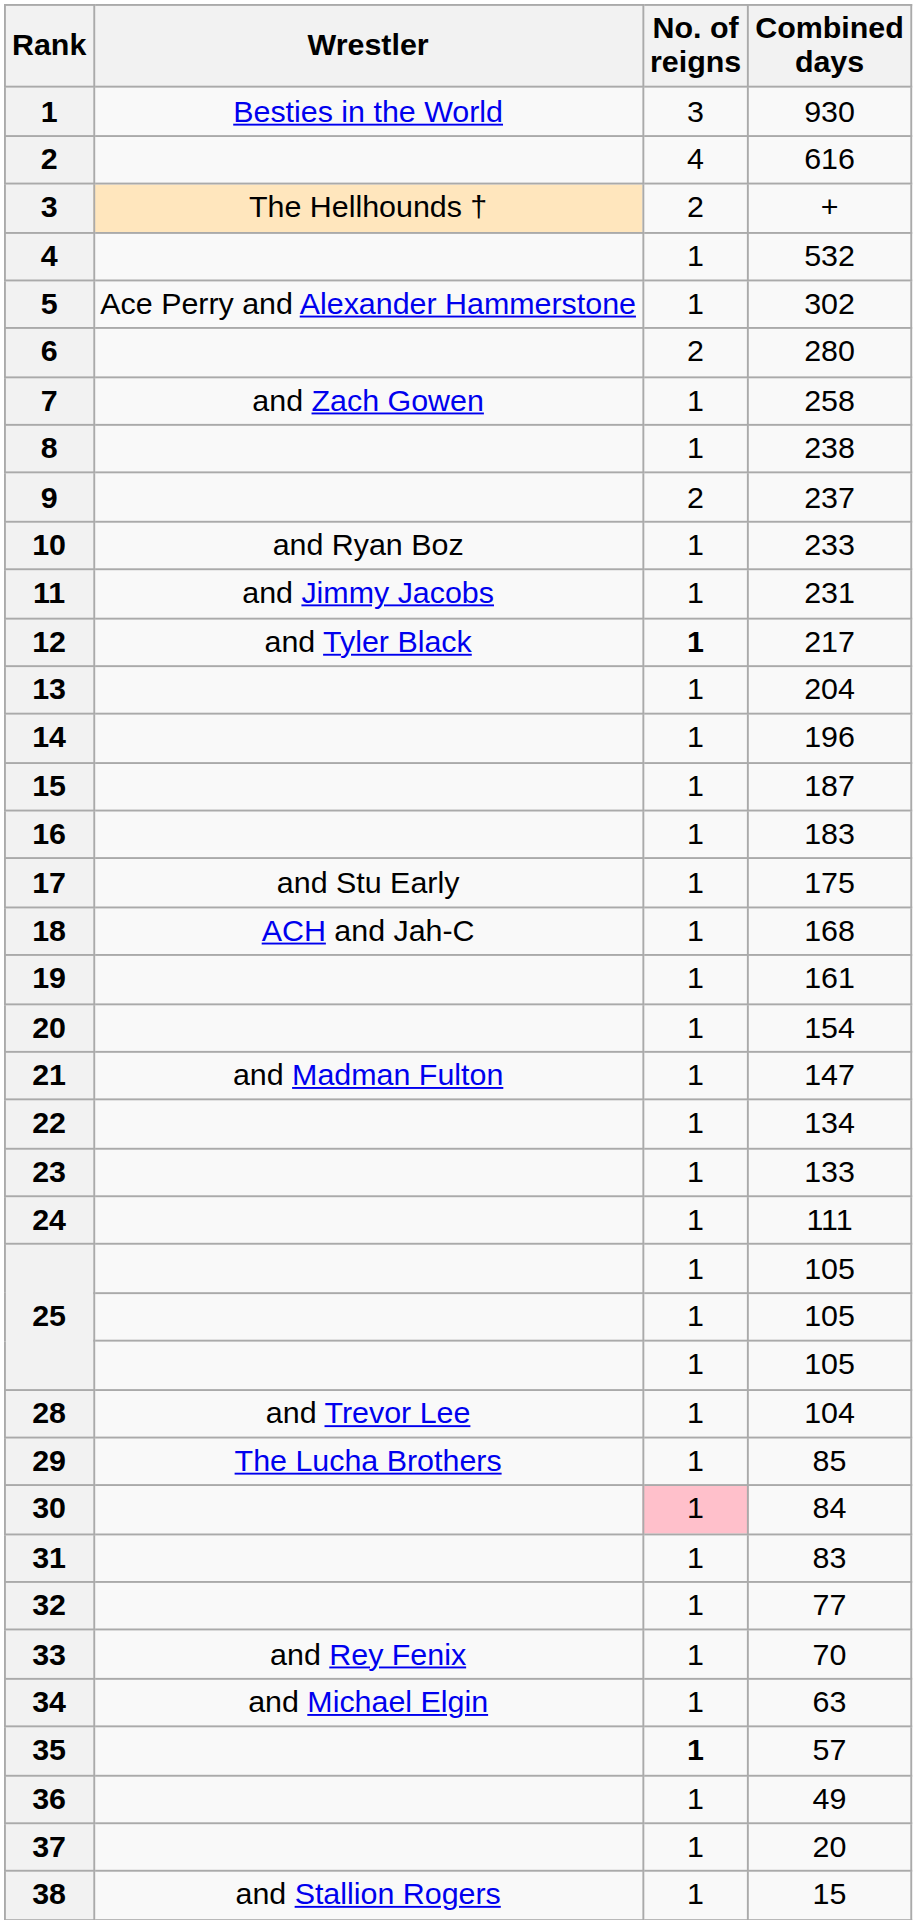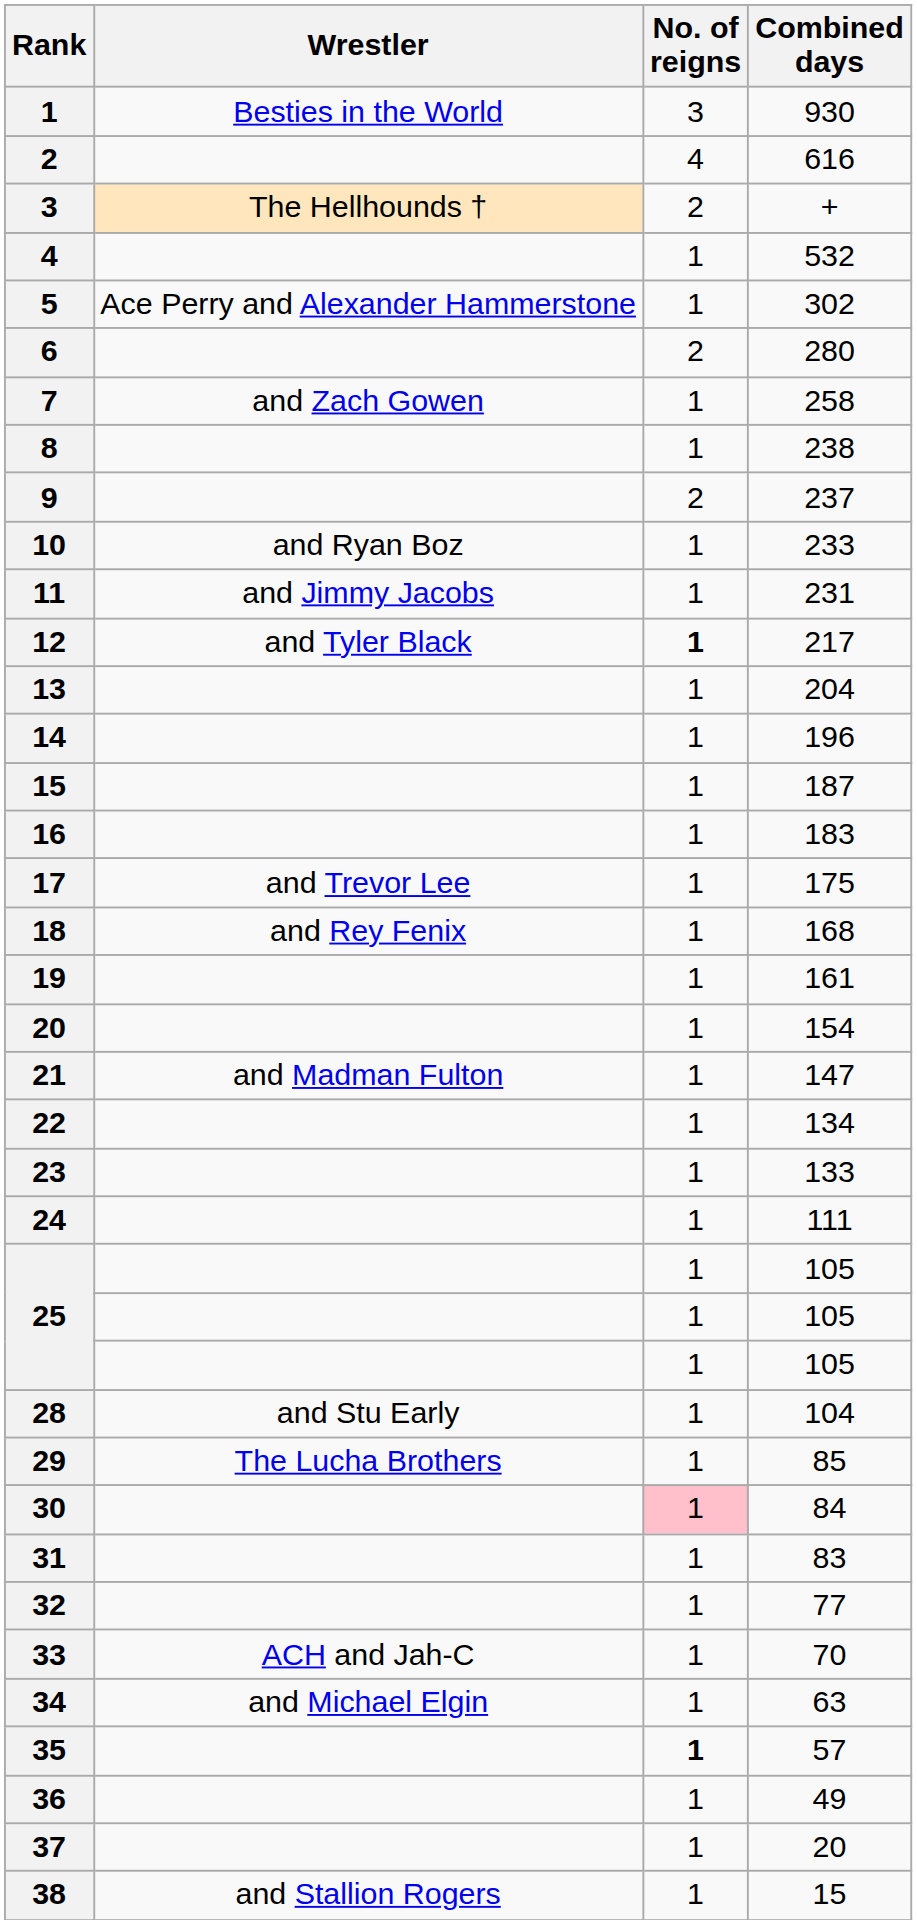(368, 882) and Stu Early -> (368, 882) and Trevor Lee
(368, 930) ACH and Jah-C -> (368, 930) and Rey Fenix
(368, 1412) and Trevor Lee -> (368, 1412) and Stu Early
(368, 1653) and Rey Fenix -> (368, 1653) ACH and Jah-C
